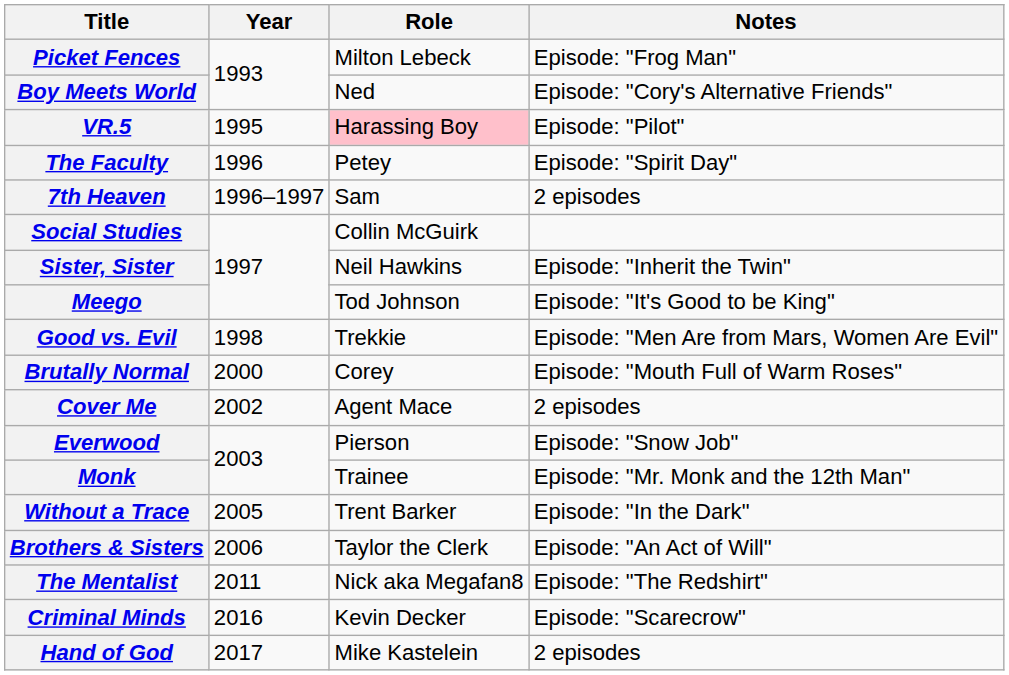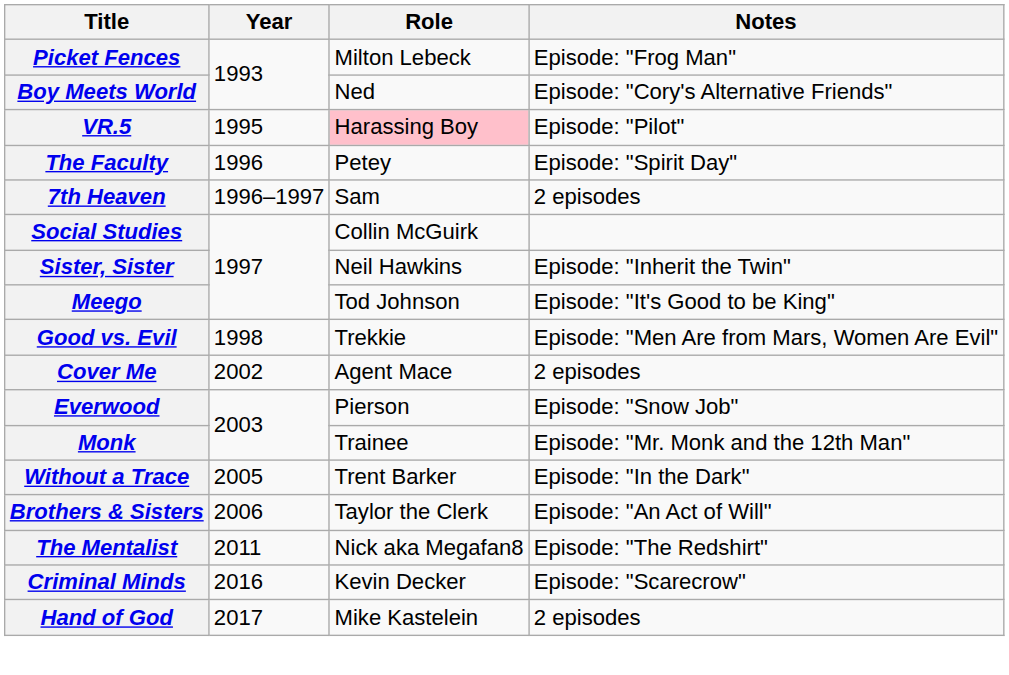- row: (107, 372)
